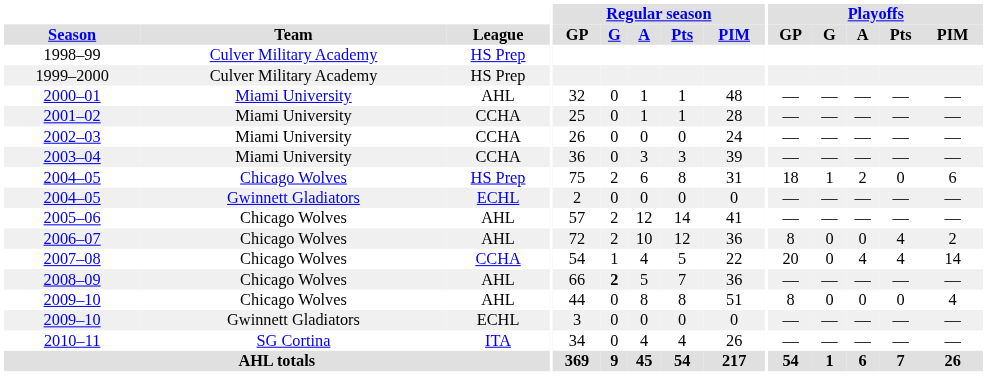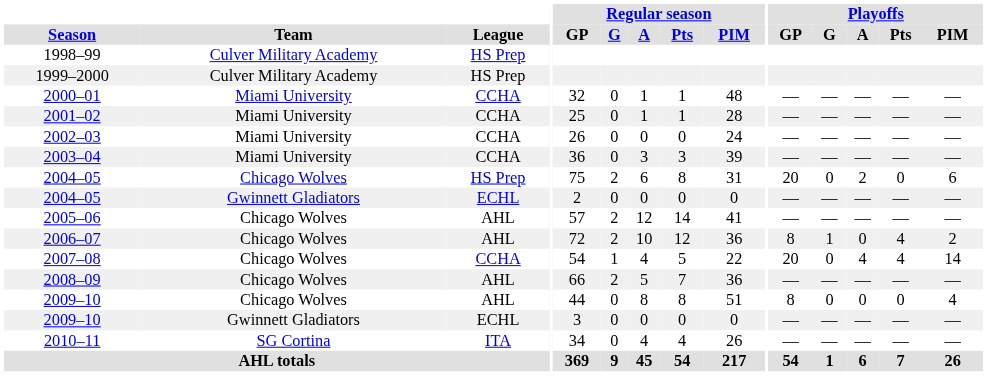(498, 95) AHL -> (498, 95) CCHA
(791, 177) 18 -> (791, 177) 20
(829, 177) 1 -> (829, 177) 0
(829, 238) 0 -> (829, 238) 1
(614, 279) bold -> (614, 279) normal
